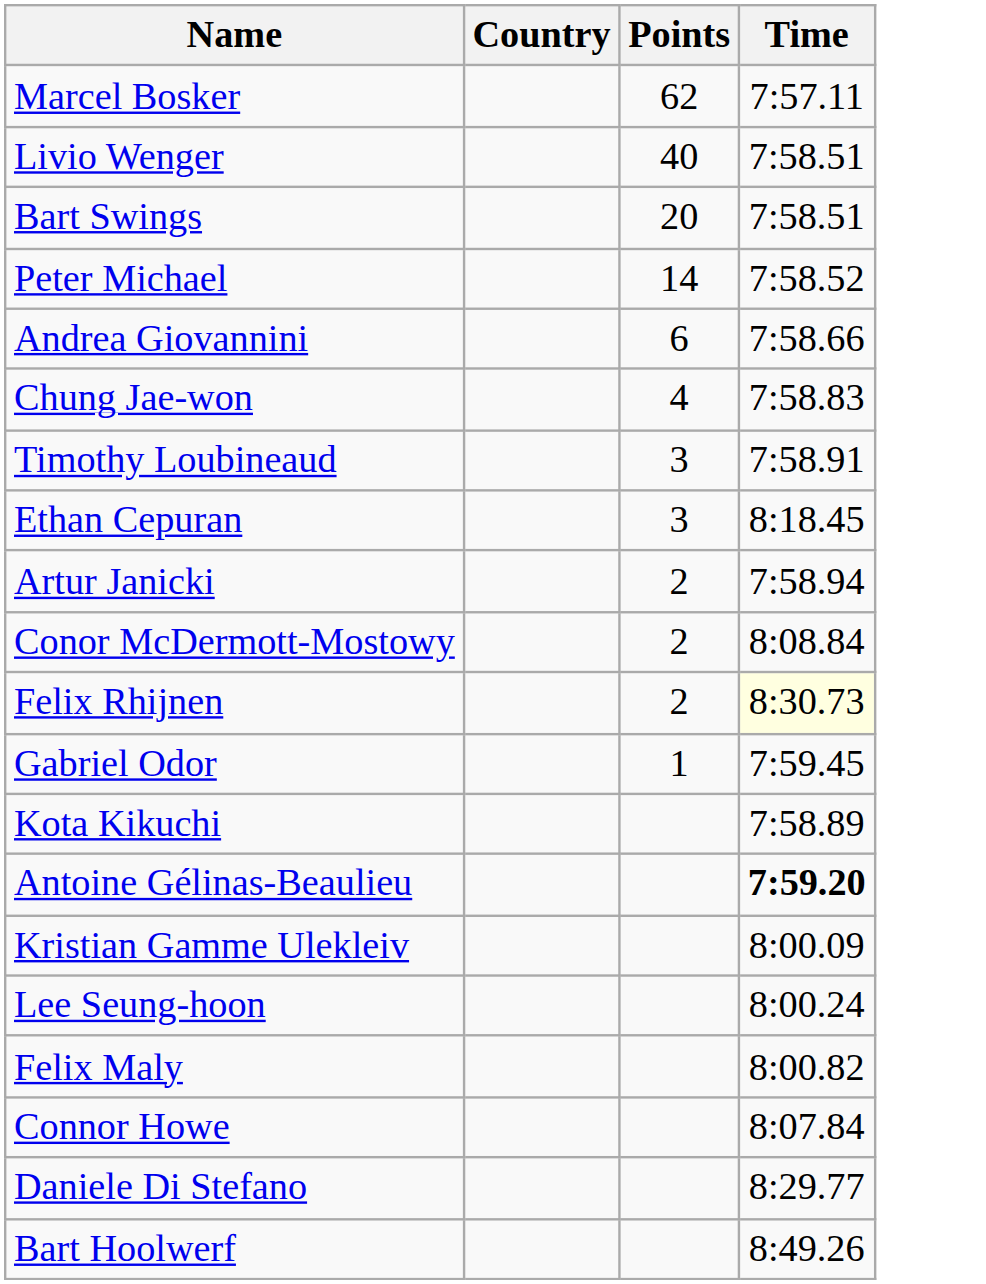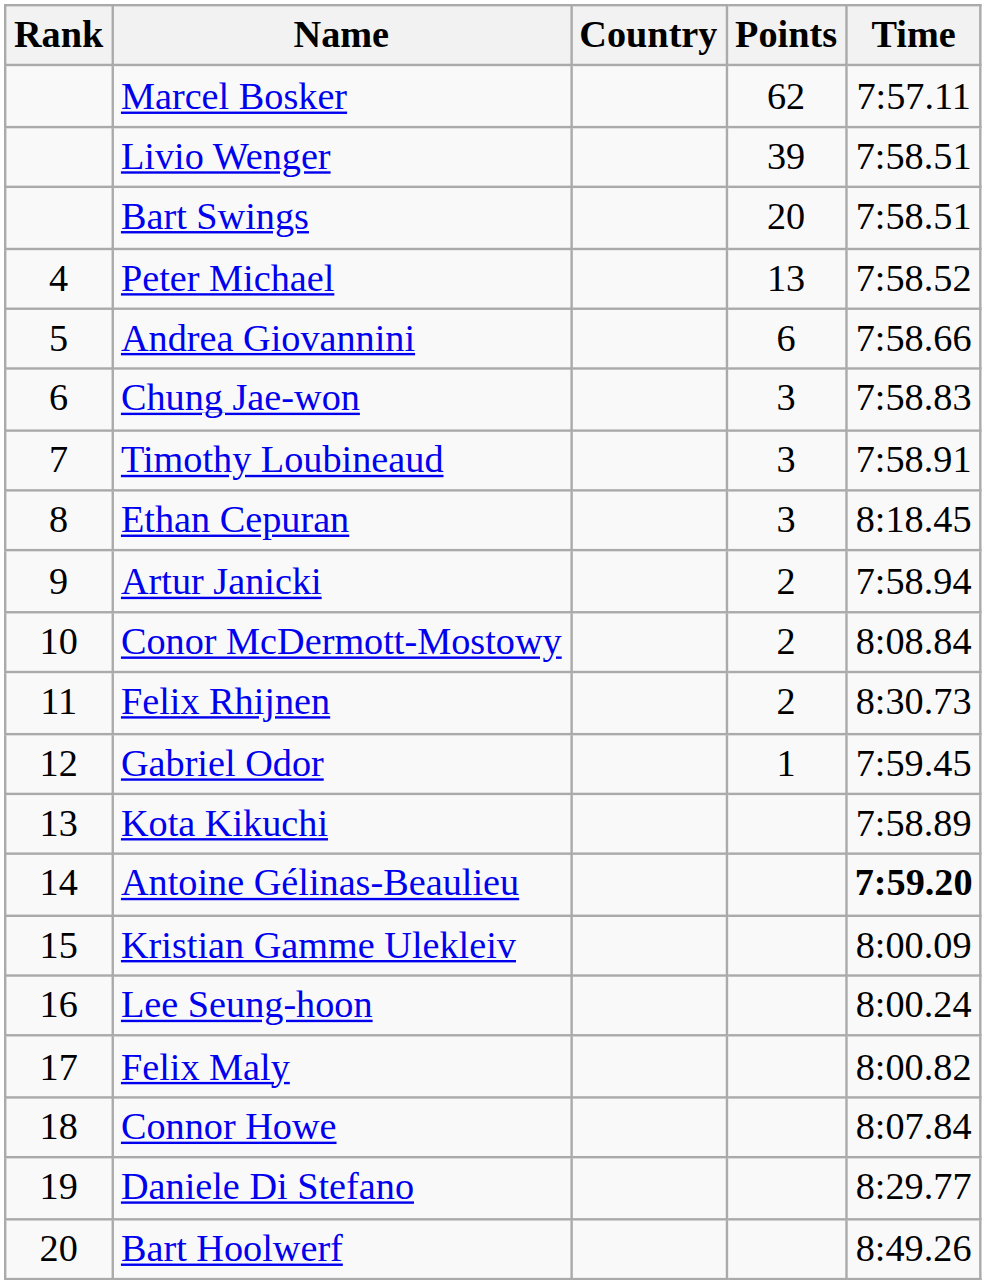+ column: (59, 34)
(679, 156) 40 -> (786, 156) 39
(679, 277) 14 -> (786, 277) 13
(679, 398) 4 -> (786, 398) 3
(807, 701) lightyellow background -> (914, 701) no background
